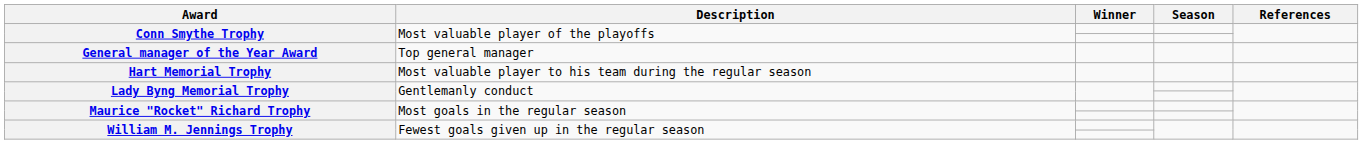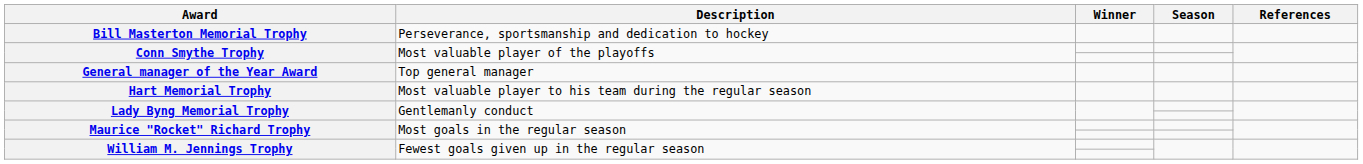+ row: (200, 33)
